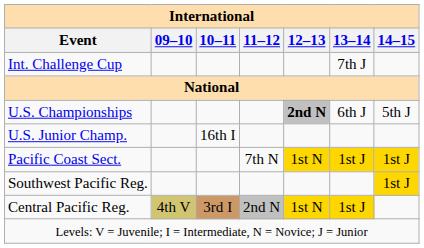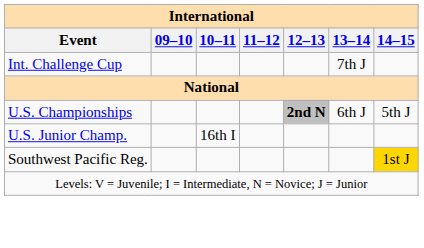- row: (65, 159)
- row: (69, 207)
